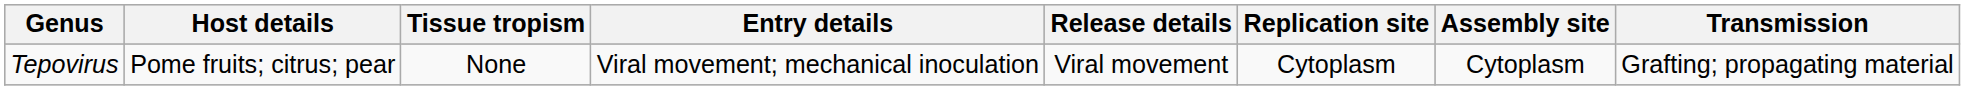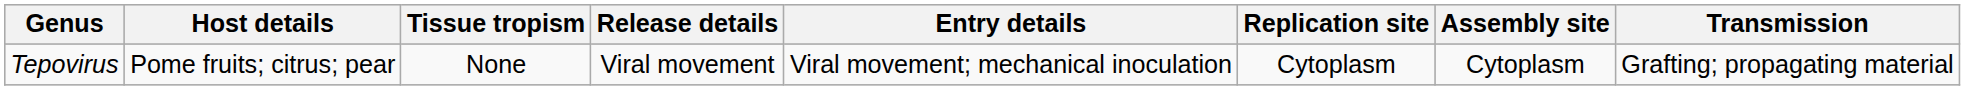columns swapped: (818, 24) <-> (1141, 24)
